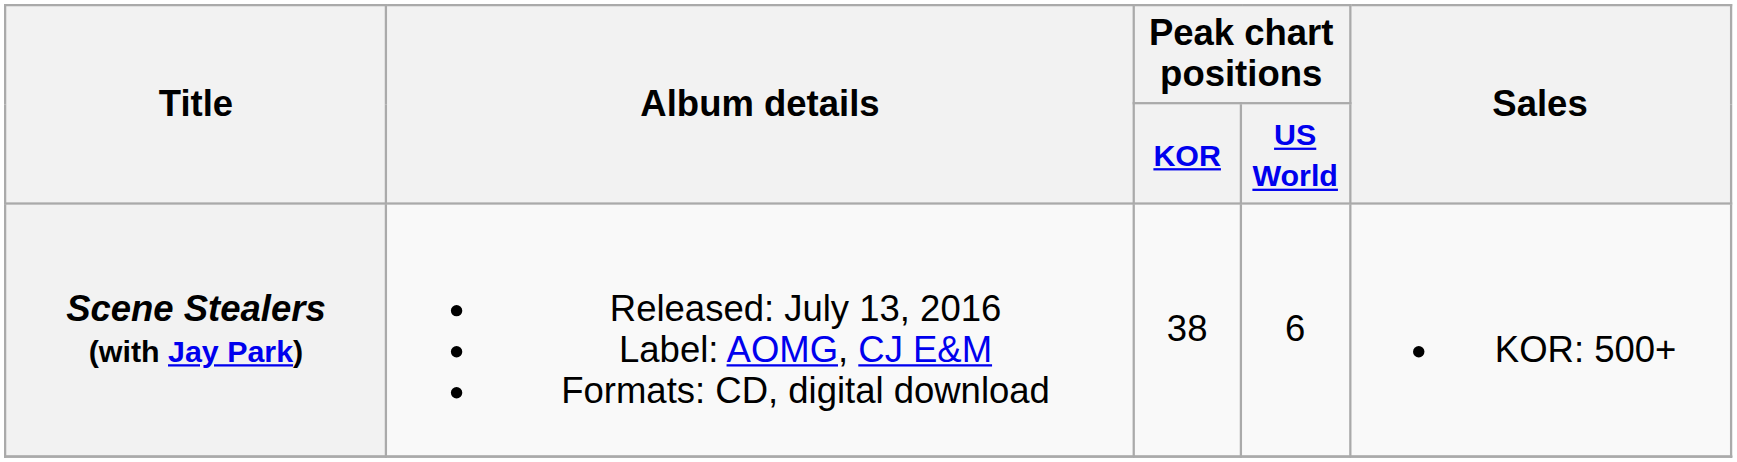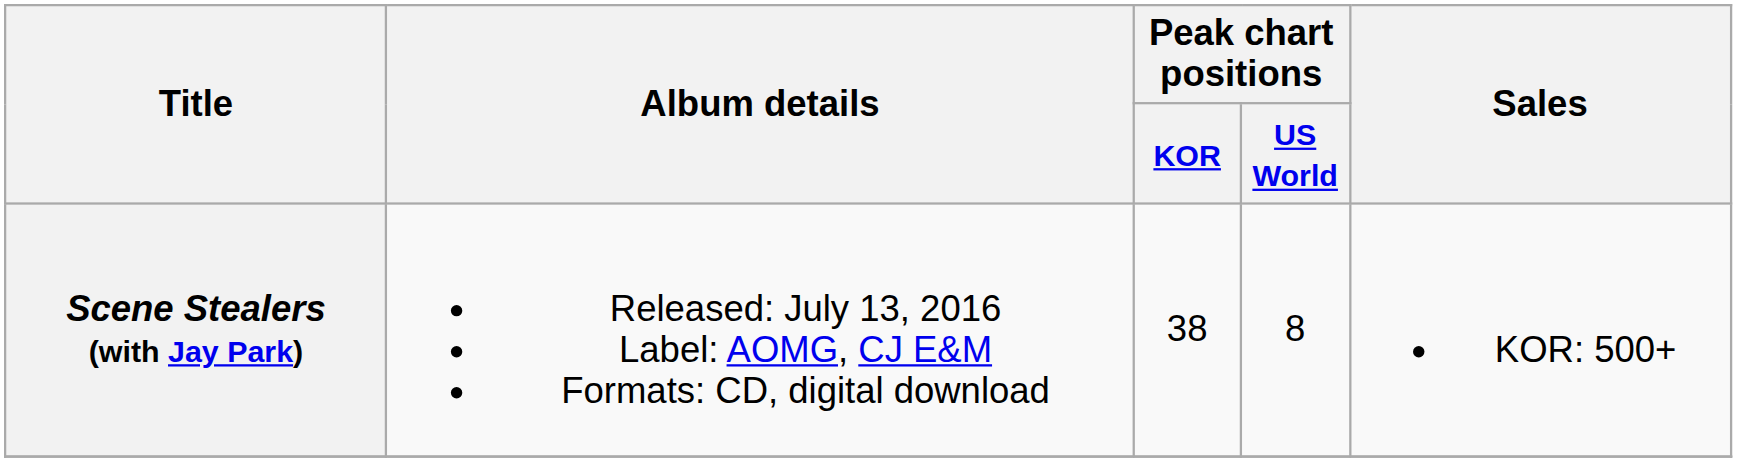(1295, 329) 6 -> (1295, 329) 8
